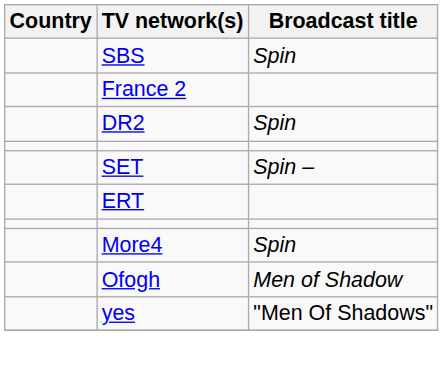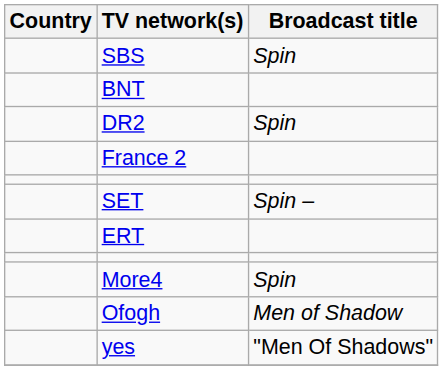+ row: (123, 89)
rows swapped: (123, 123) <-> (144, 89)
